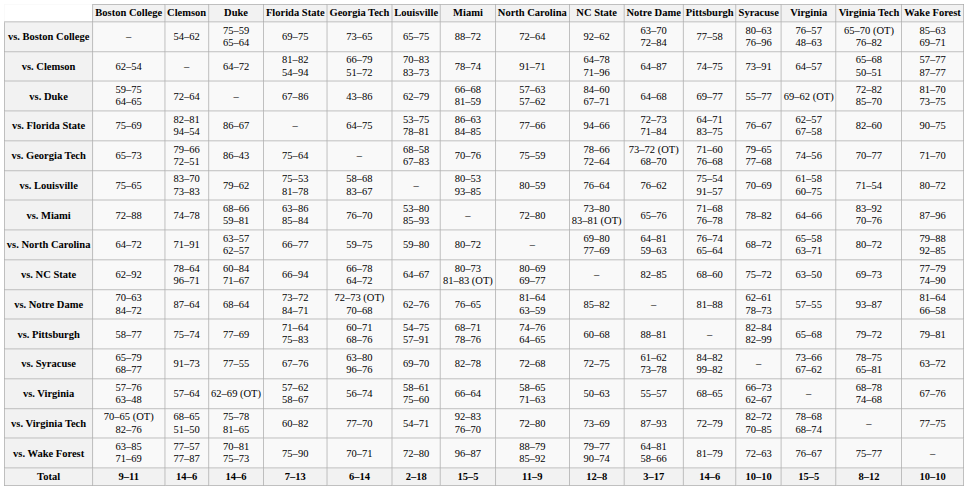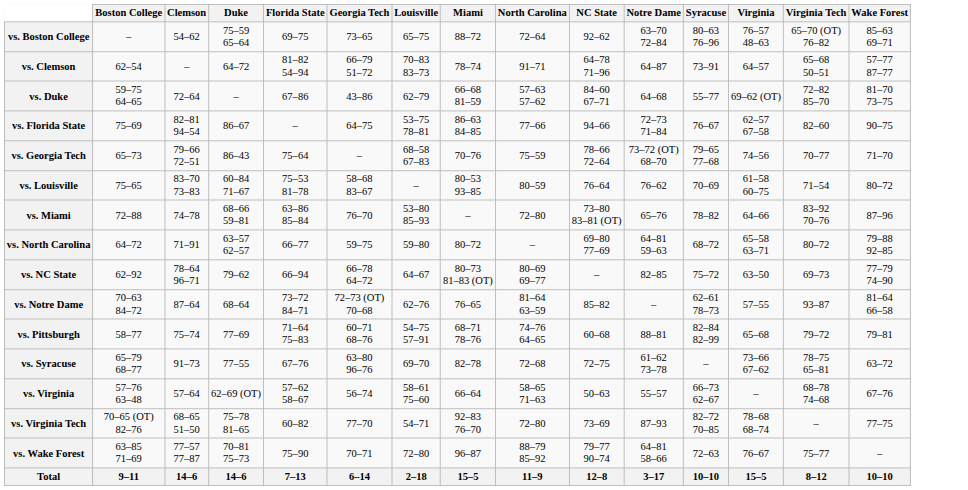- column: (710, 13)
(236, 185) 79–62 -> (236, 185) 60–84 71–67
(236, 275) 60–84 71–67 -> (236, 275) 79–62
